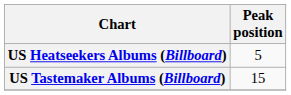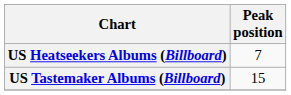(258, 55) 5 -> (258, 55) 7
